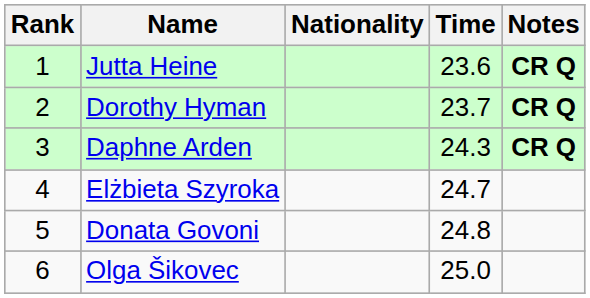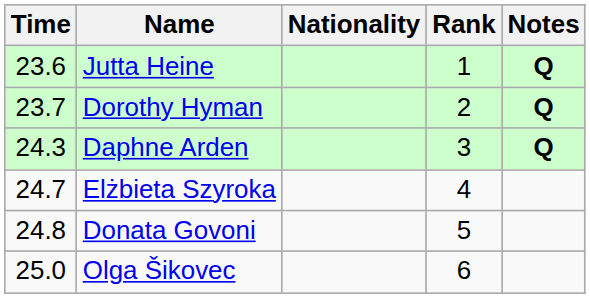columns swapped: (42, 25) <-> (466, 25)
(544, 66) CR Q -> (544, 66) Q
(544, 107) CR Q -> (544, 107) Q
(544, 148) CR Q -> (544, 148) Q
